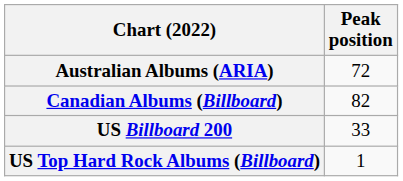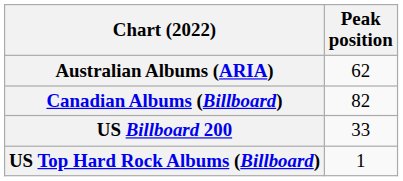(361, 70) 72 -> (361, 70) 62
